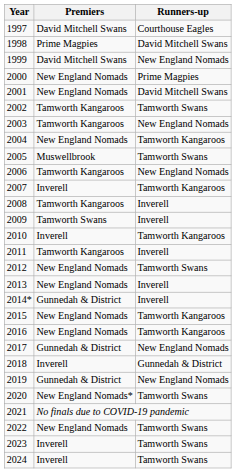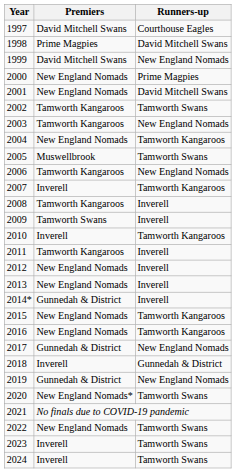(172, 268) Tamworth Swans -> (153, 268) Inverell
